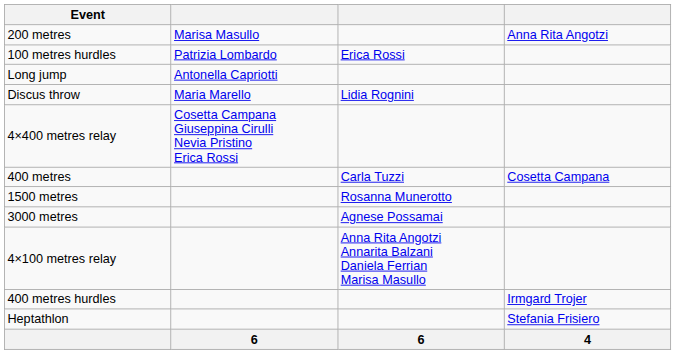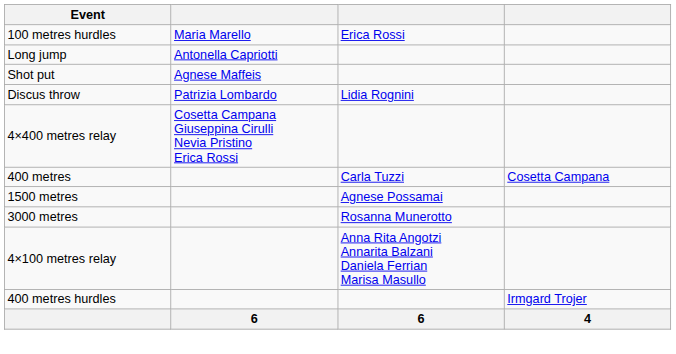- row: (39, 35)
(225, 55) Patrizia Lombardo -> (212, 35) Maria Marello
+ row: (31, 75)
(212, 95) Maria Marello -> (225, 95) Patrizia Lombardo
(396, 197) Rosanna Munerotto -> (392, 197) Agnese Possamai
(392, 217) Agnese Possamai -> (396, 217) Rosanna Munerotto
- row: (38, 320)
